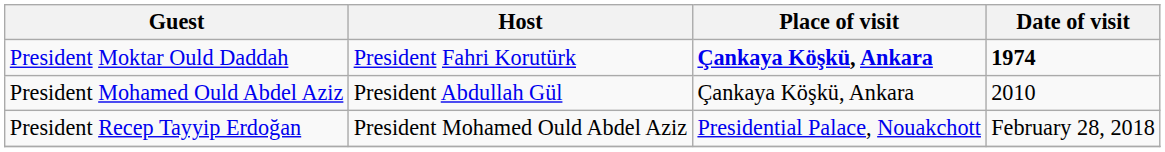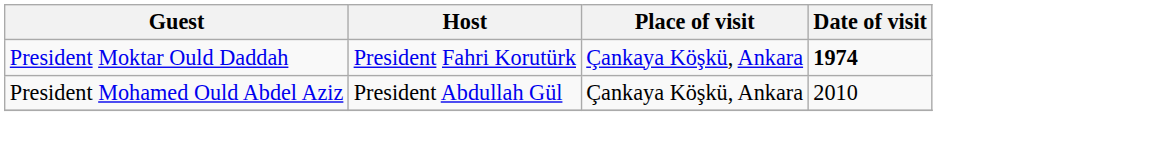(815, 57) bold -> (695, 57) normal
- row: (156, 127)
